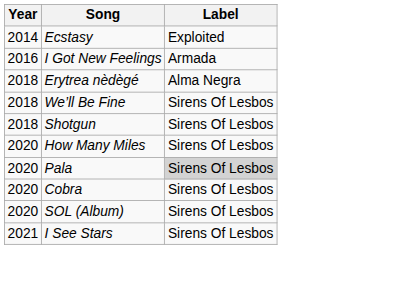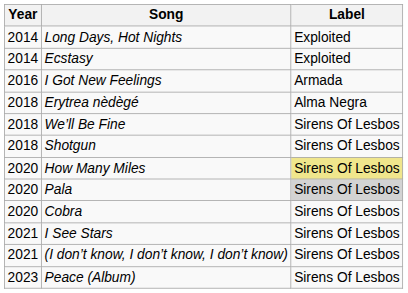+ row: (113, 37)
(221, 146) no background -> (347, 168) khaki background
- row: (84, 211)
+ row: (166, 255)
+ row: (90, 277)
